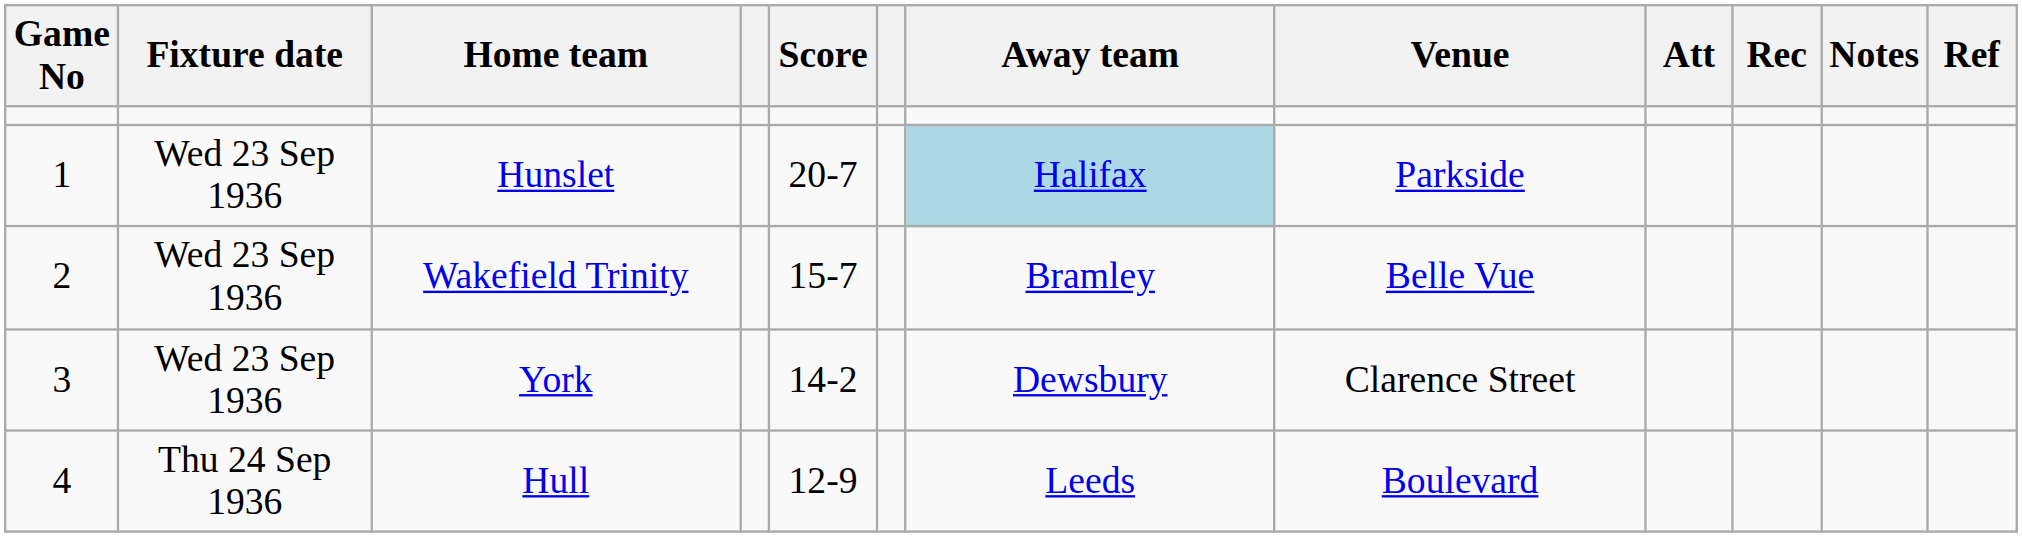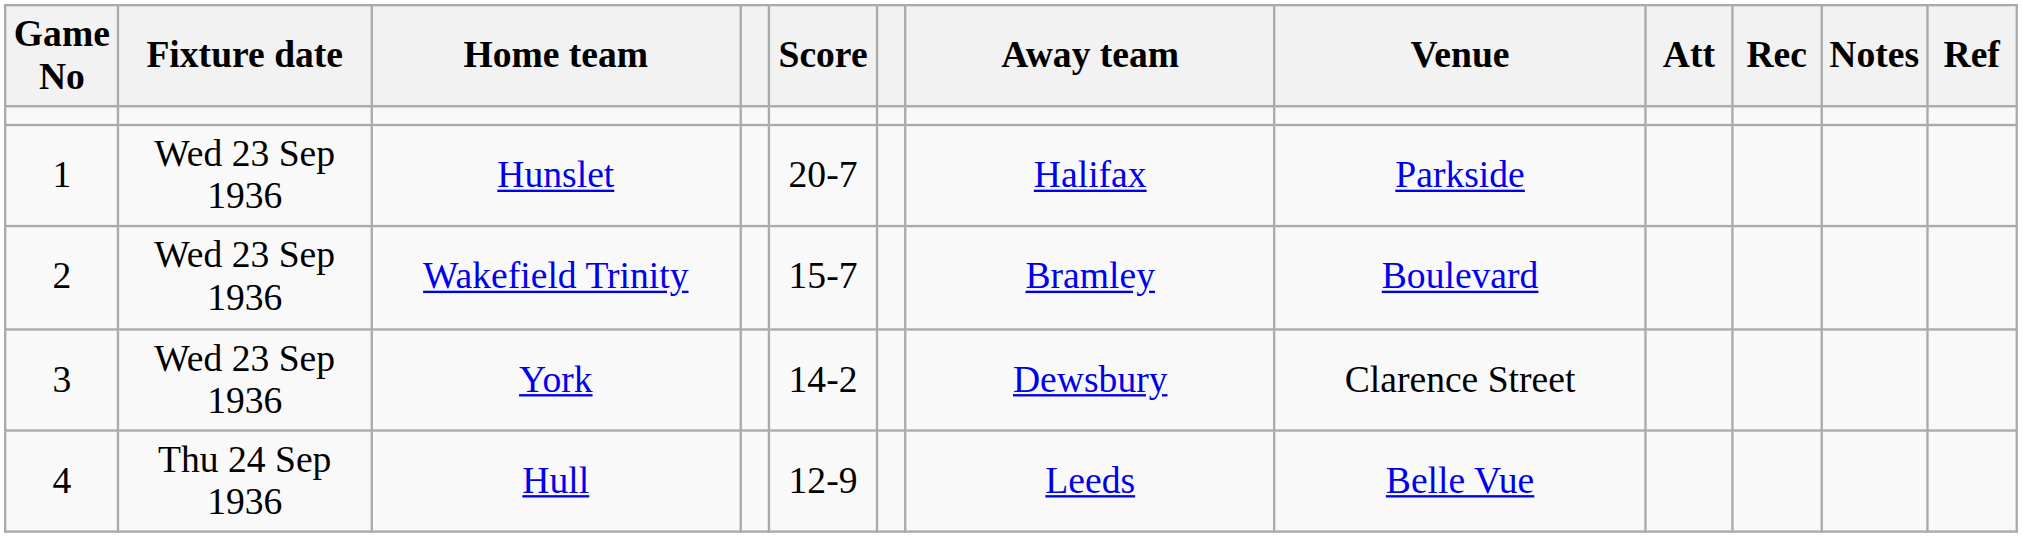(1090, 174) lightblue background -> (1090, 174) no background
(1460, 276) Belle Vue -> (1460, 276) Boulevard
(1460, 480) Boulevard -> (1460, 480) Belle Vue
